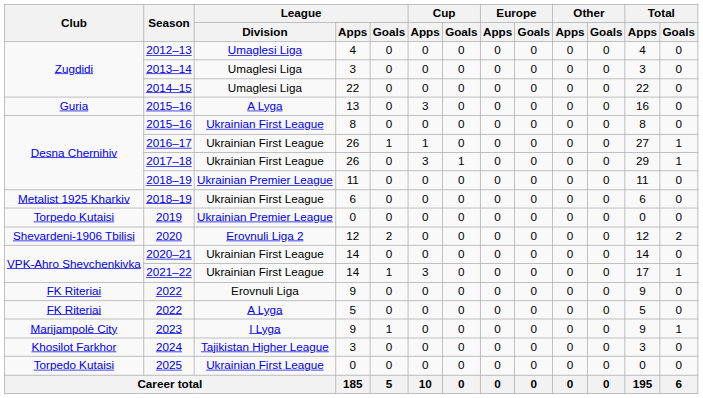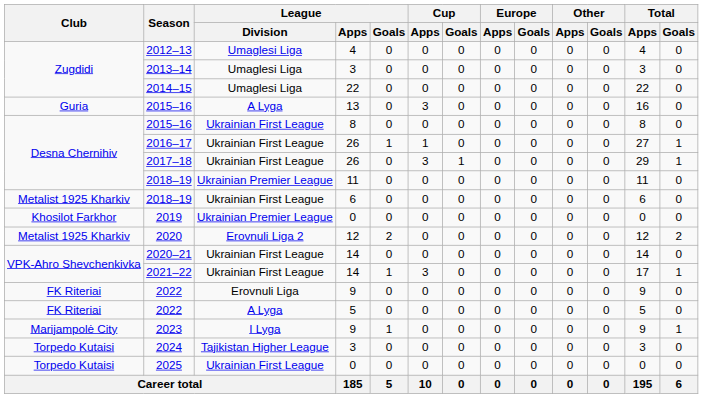(74, 217) Torpedo Kutaisi -> (74, 217) Khosilot Farkhor
(74, 236) Shevardeni-1906 Tbilisi -> (74, 236) Metalist 1925 Kharkiv
(74, 347) Khosilot Farkhor -> (74, 347) Torpedo Kutaisi
